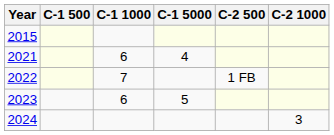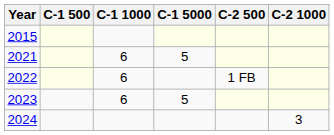(185, 57) 4 -> (185, 57) 5
(124, 78) 7 -> (124, 78) 6
